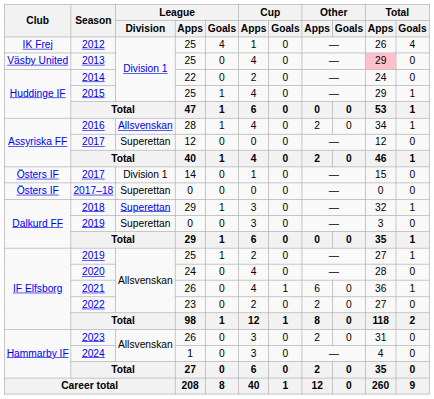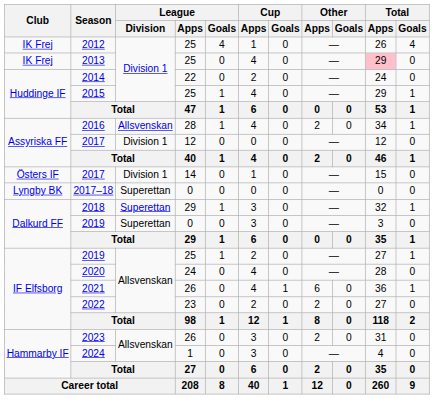(38, 61) Väsby United -> (38, 61) IK Frej
(145, 142) Superettan -> (145, 142) Division 1
(38, 191) Östers IF -> (38, 191) Lyngby BK
